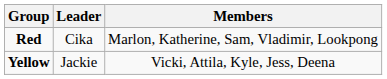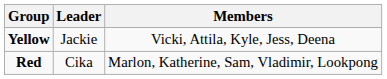rows swapped: (29, 62) <-> (29, 39)
